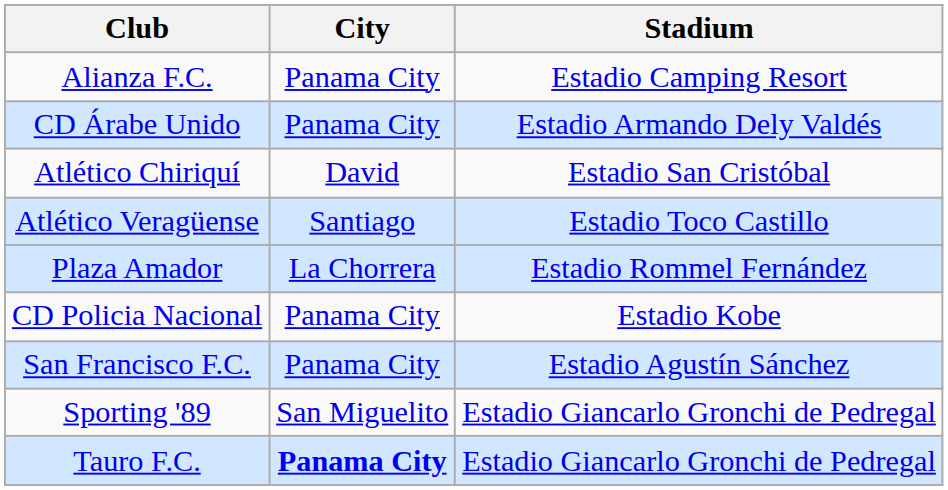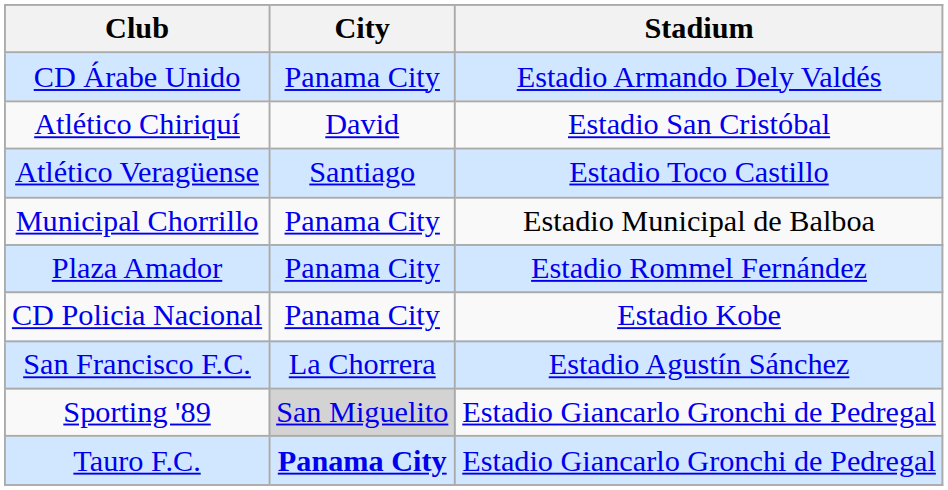- row: (137, 76)
+ row: (137, 220)
(362, 268) La Chorrera -> (362, 268) Panama City
(362, 364) Panama City -> (362, 364) La Chorrera
(362, 412) no background -> (362, 412) lightgrey background
